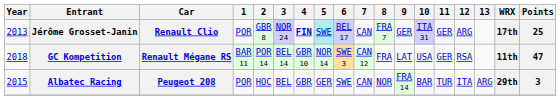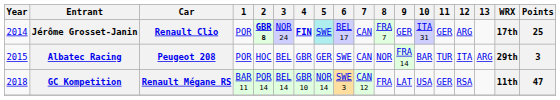(17, 31) 2013 -> (17, 31) 2014
(264, 31) normal -> (264, 31) bold
rows swapped: (85, 82) <-> (85, 57)
